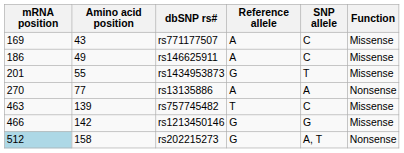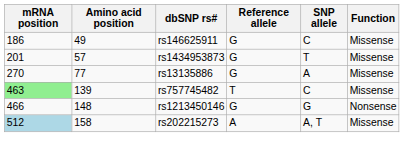- row: (188, 40)
(233, 57) A -> (233, 40) G
(80, 73) 55 -> (80, 57) 57
(233, 90) A -> (233, 73) G
(373, 90) Nonsense -> (372, 73) Missense
(15, 106) no background -> (15, 90) lightgreen background
(83, 123) 142 -> (83, 106) 148
(372, 123) Missense -> (373, 106) Nonsense
(233, 139) G -> (233, 123) A
(373, 139) Nonsense -> (372, 123) Missense
